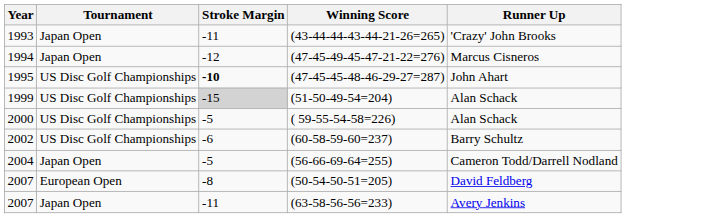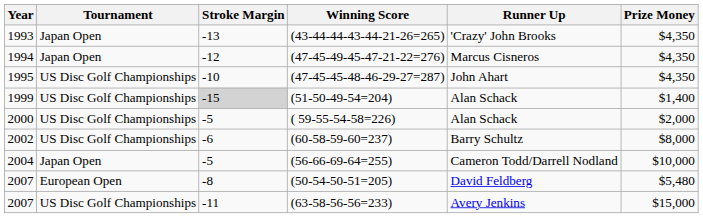+ column: (659, 14)
(211, 35) -11 -> (211, 35) -13
(211, 77) bold -> (211, 77) normal
(71, 202) Japan Open -> (118, 202) US Disc Golf Championships
